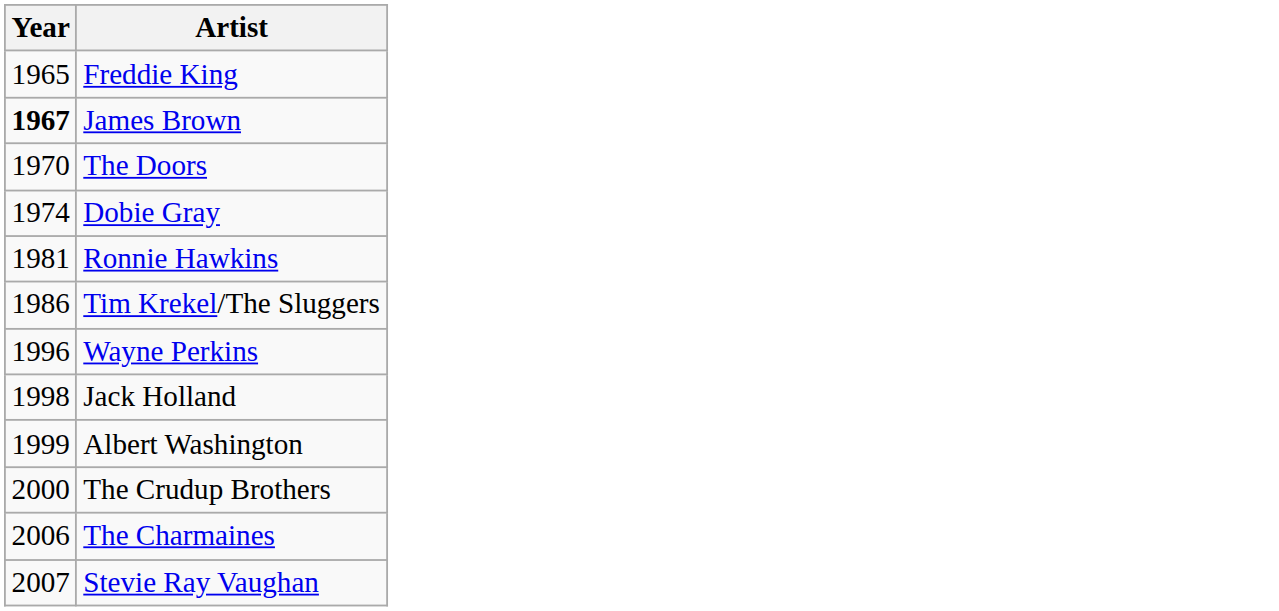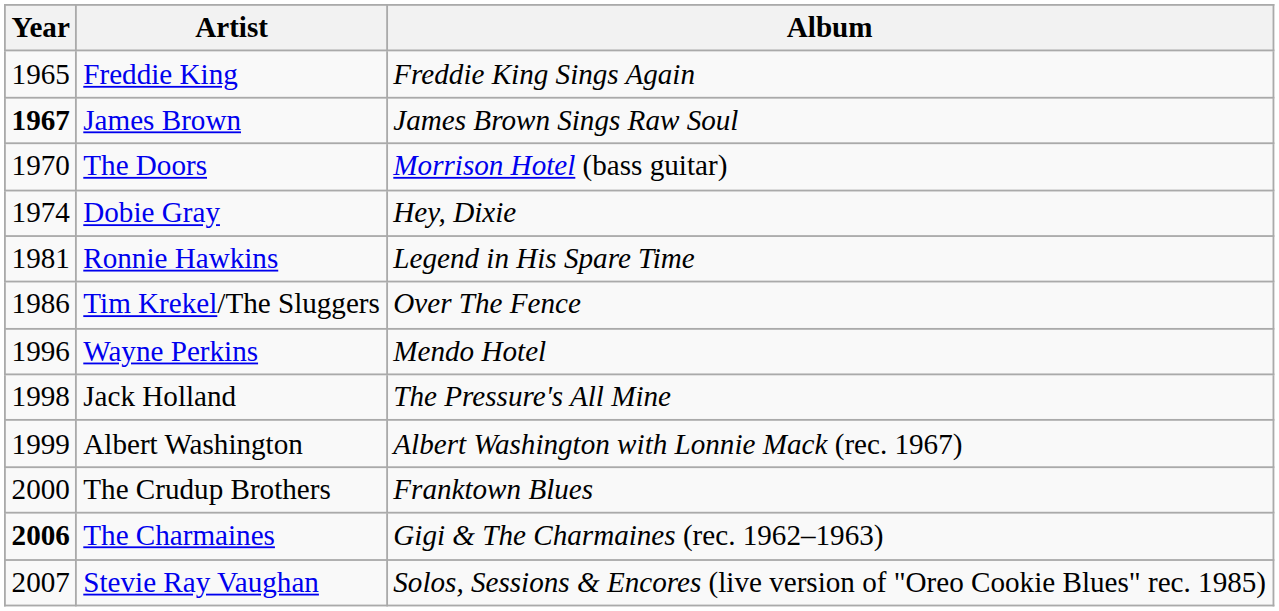+ column: (830, 27)
(41, 535) normal -> (41, 535) bold
